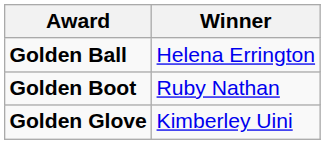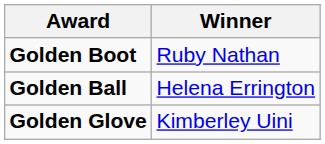rows swapped: (68, 54) <-> (73, 88)
